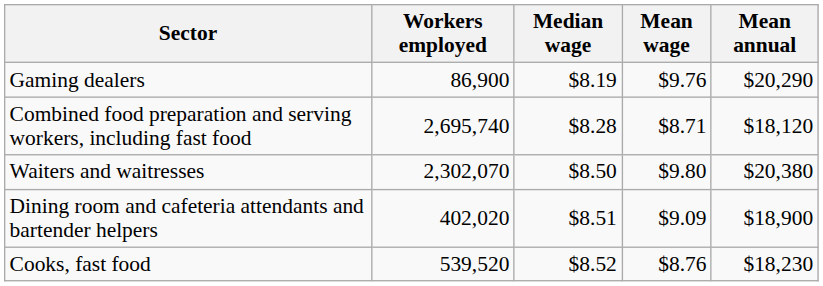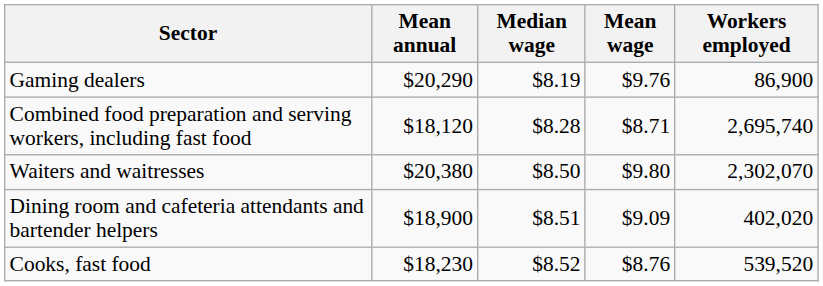columns swapped: (443, 33) <-> (765, 33)
